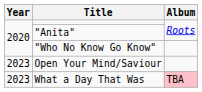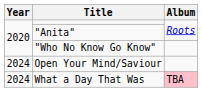(18, 64) 2023 -> (18, 64) 2024
(18, 80) 2023 -> (18, 80) 2024
